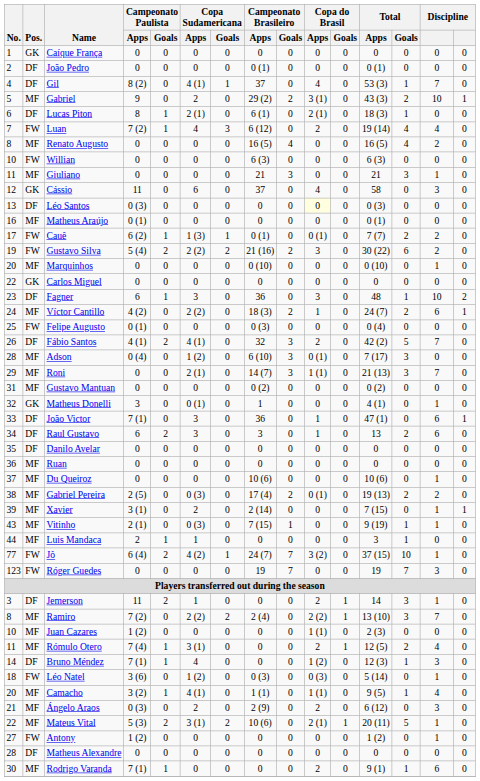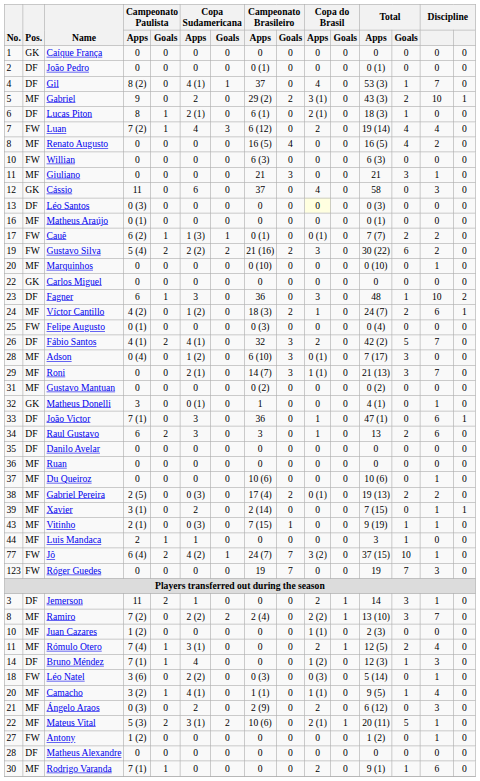(196, 312) 2 (2) -> (196, 312) 1 (2)
(196, 677) 1 (2) -> (196, 677) 2 (2)
